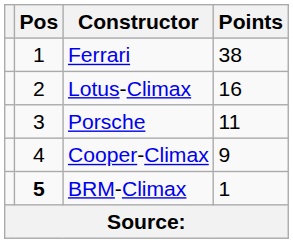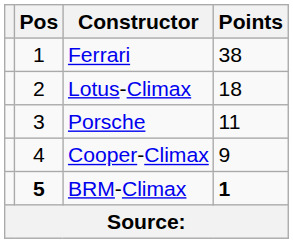(230, 88) 16 -> (230, 88) 18
(224, 189) normal -> (224, 189) bold
